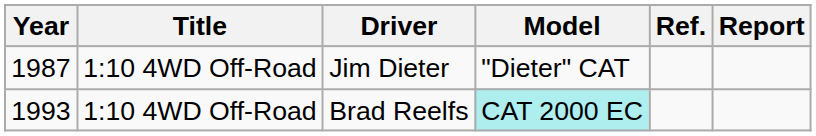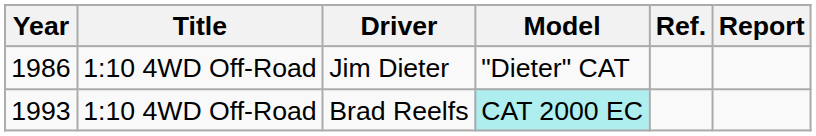(41, 68) 1987 -> (41, 68) 1986
